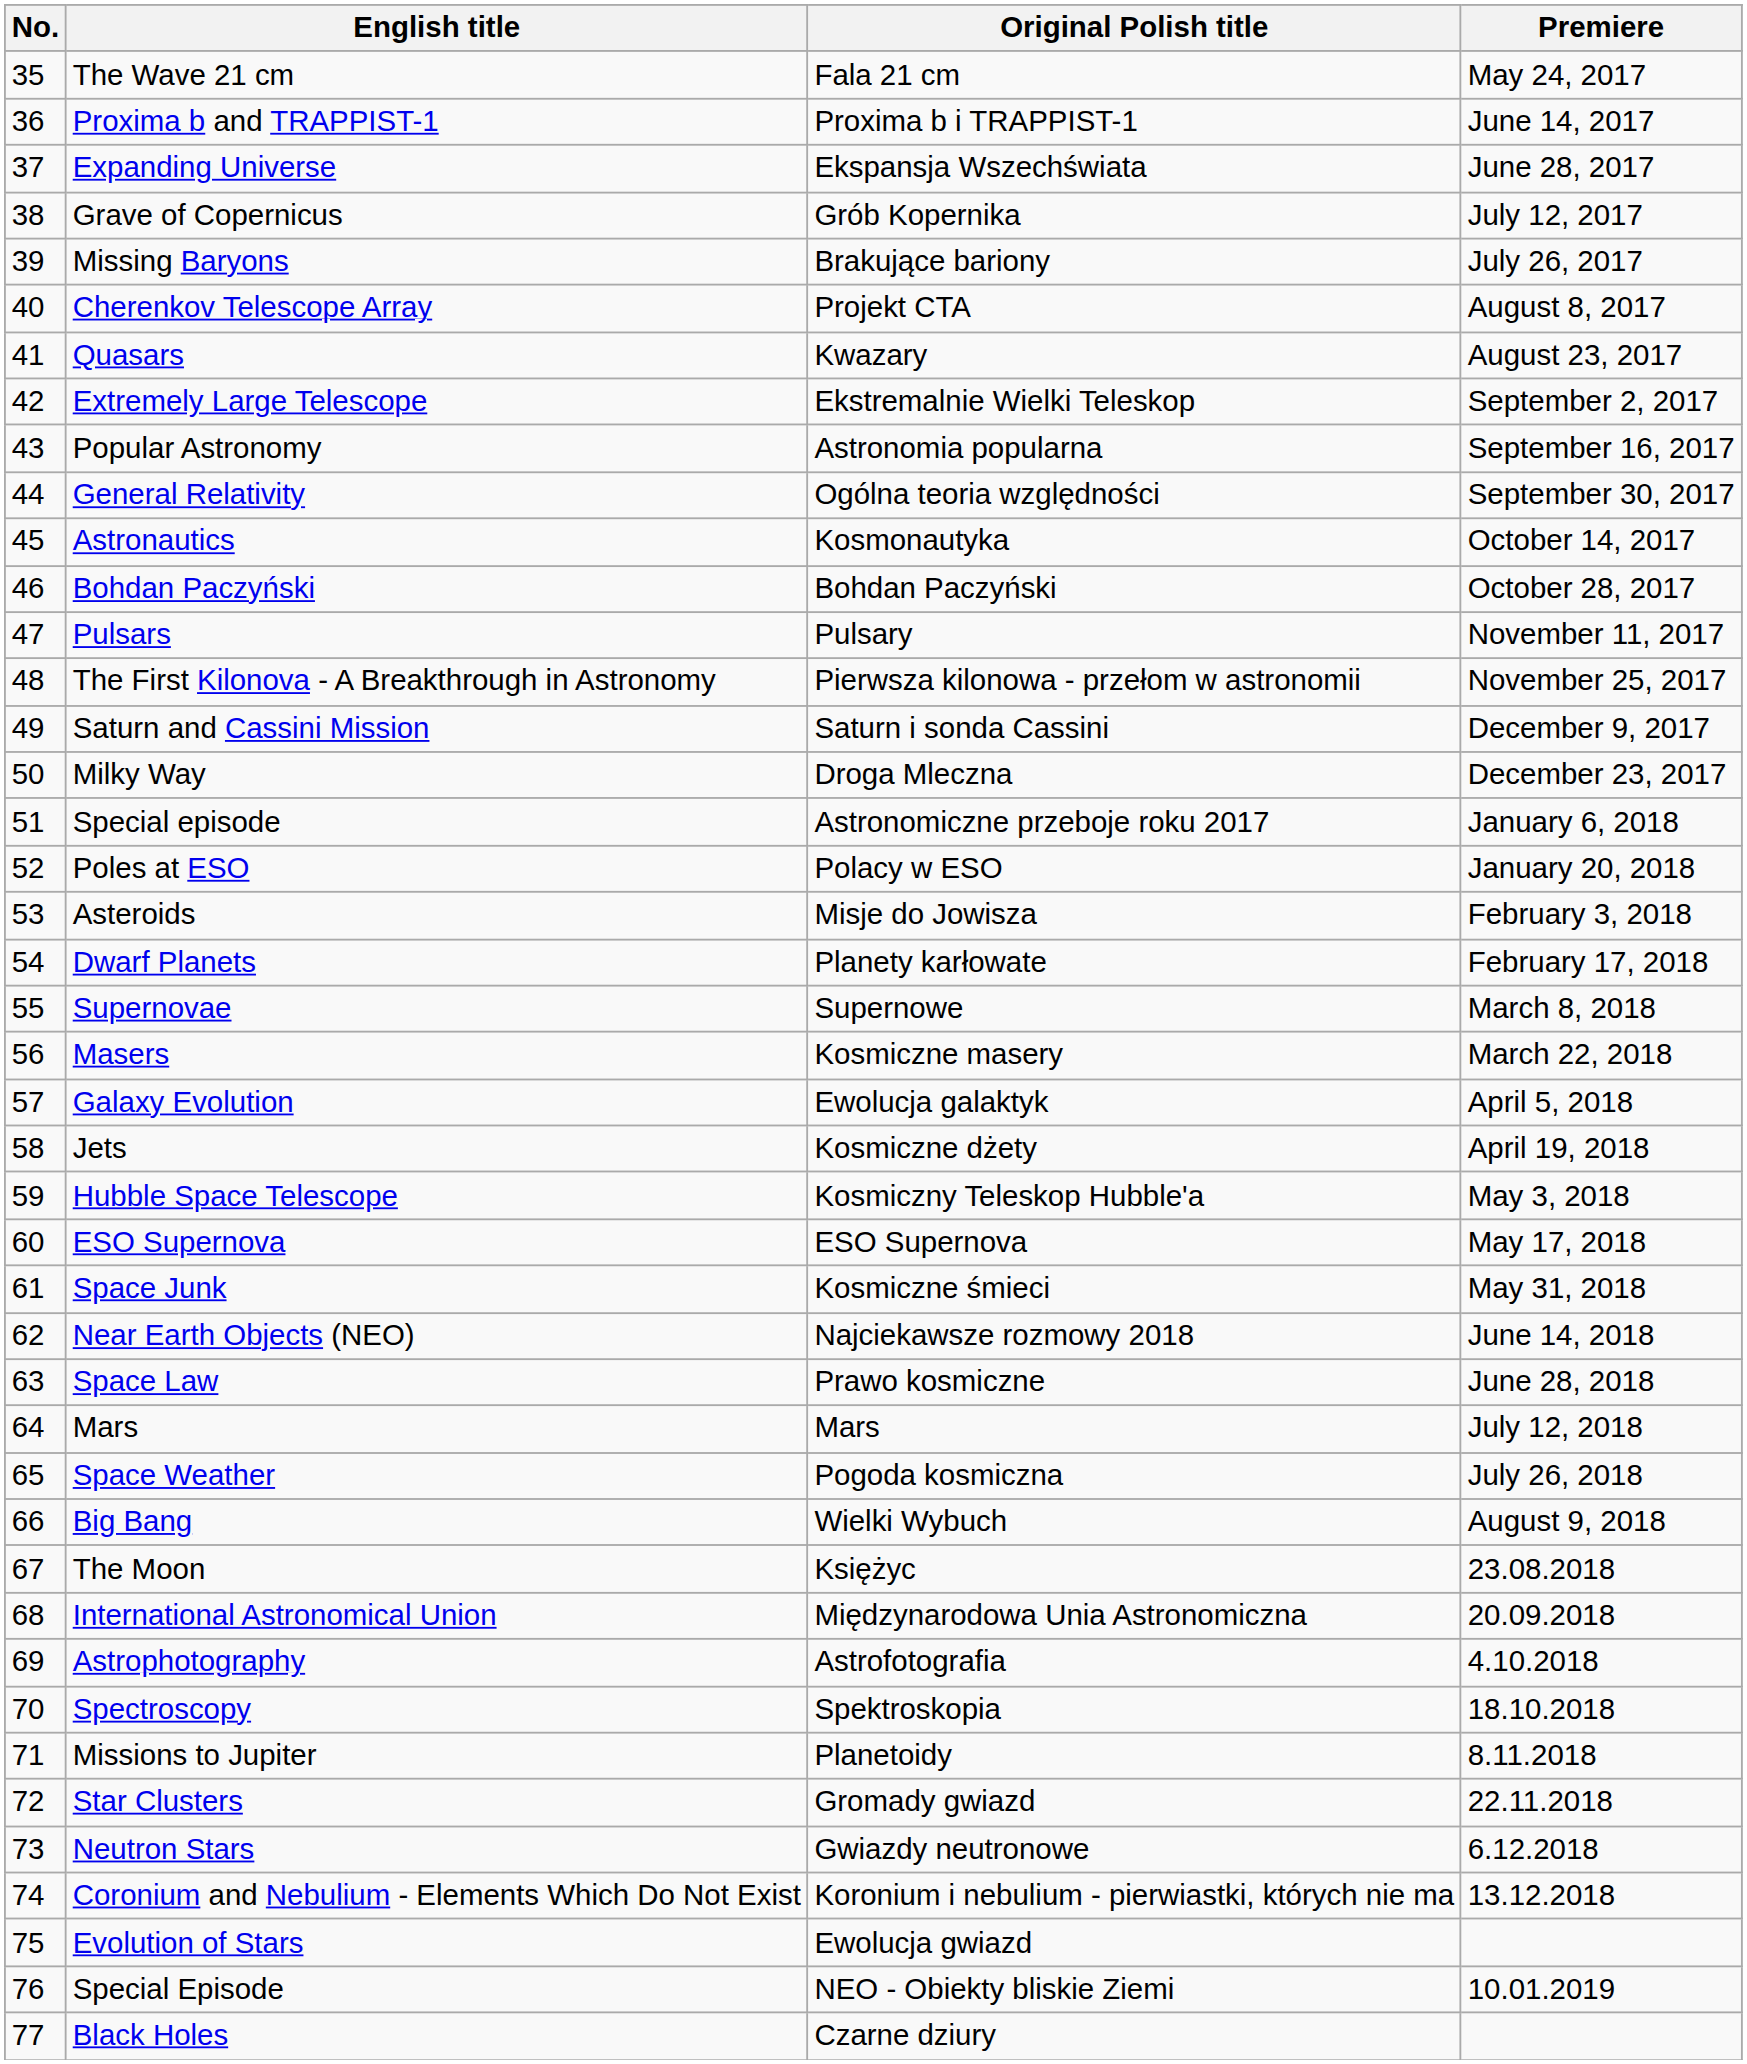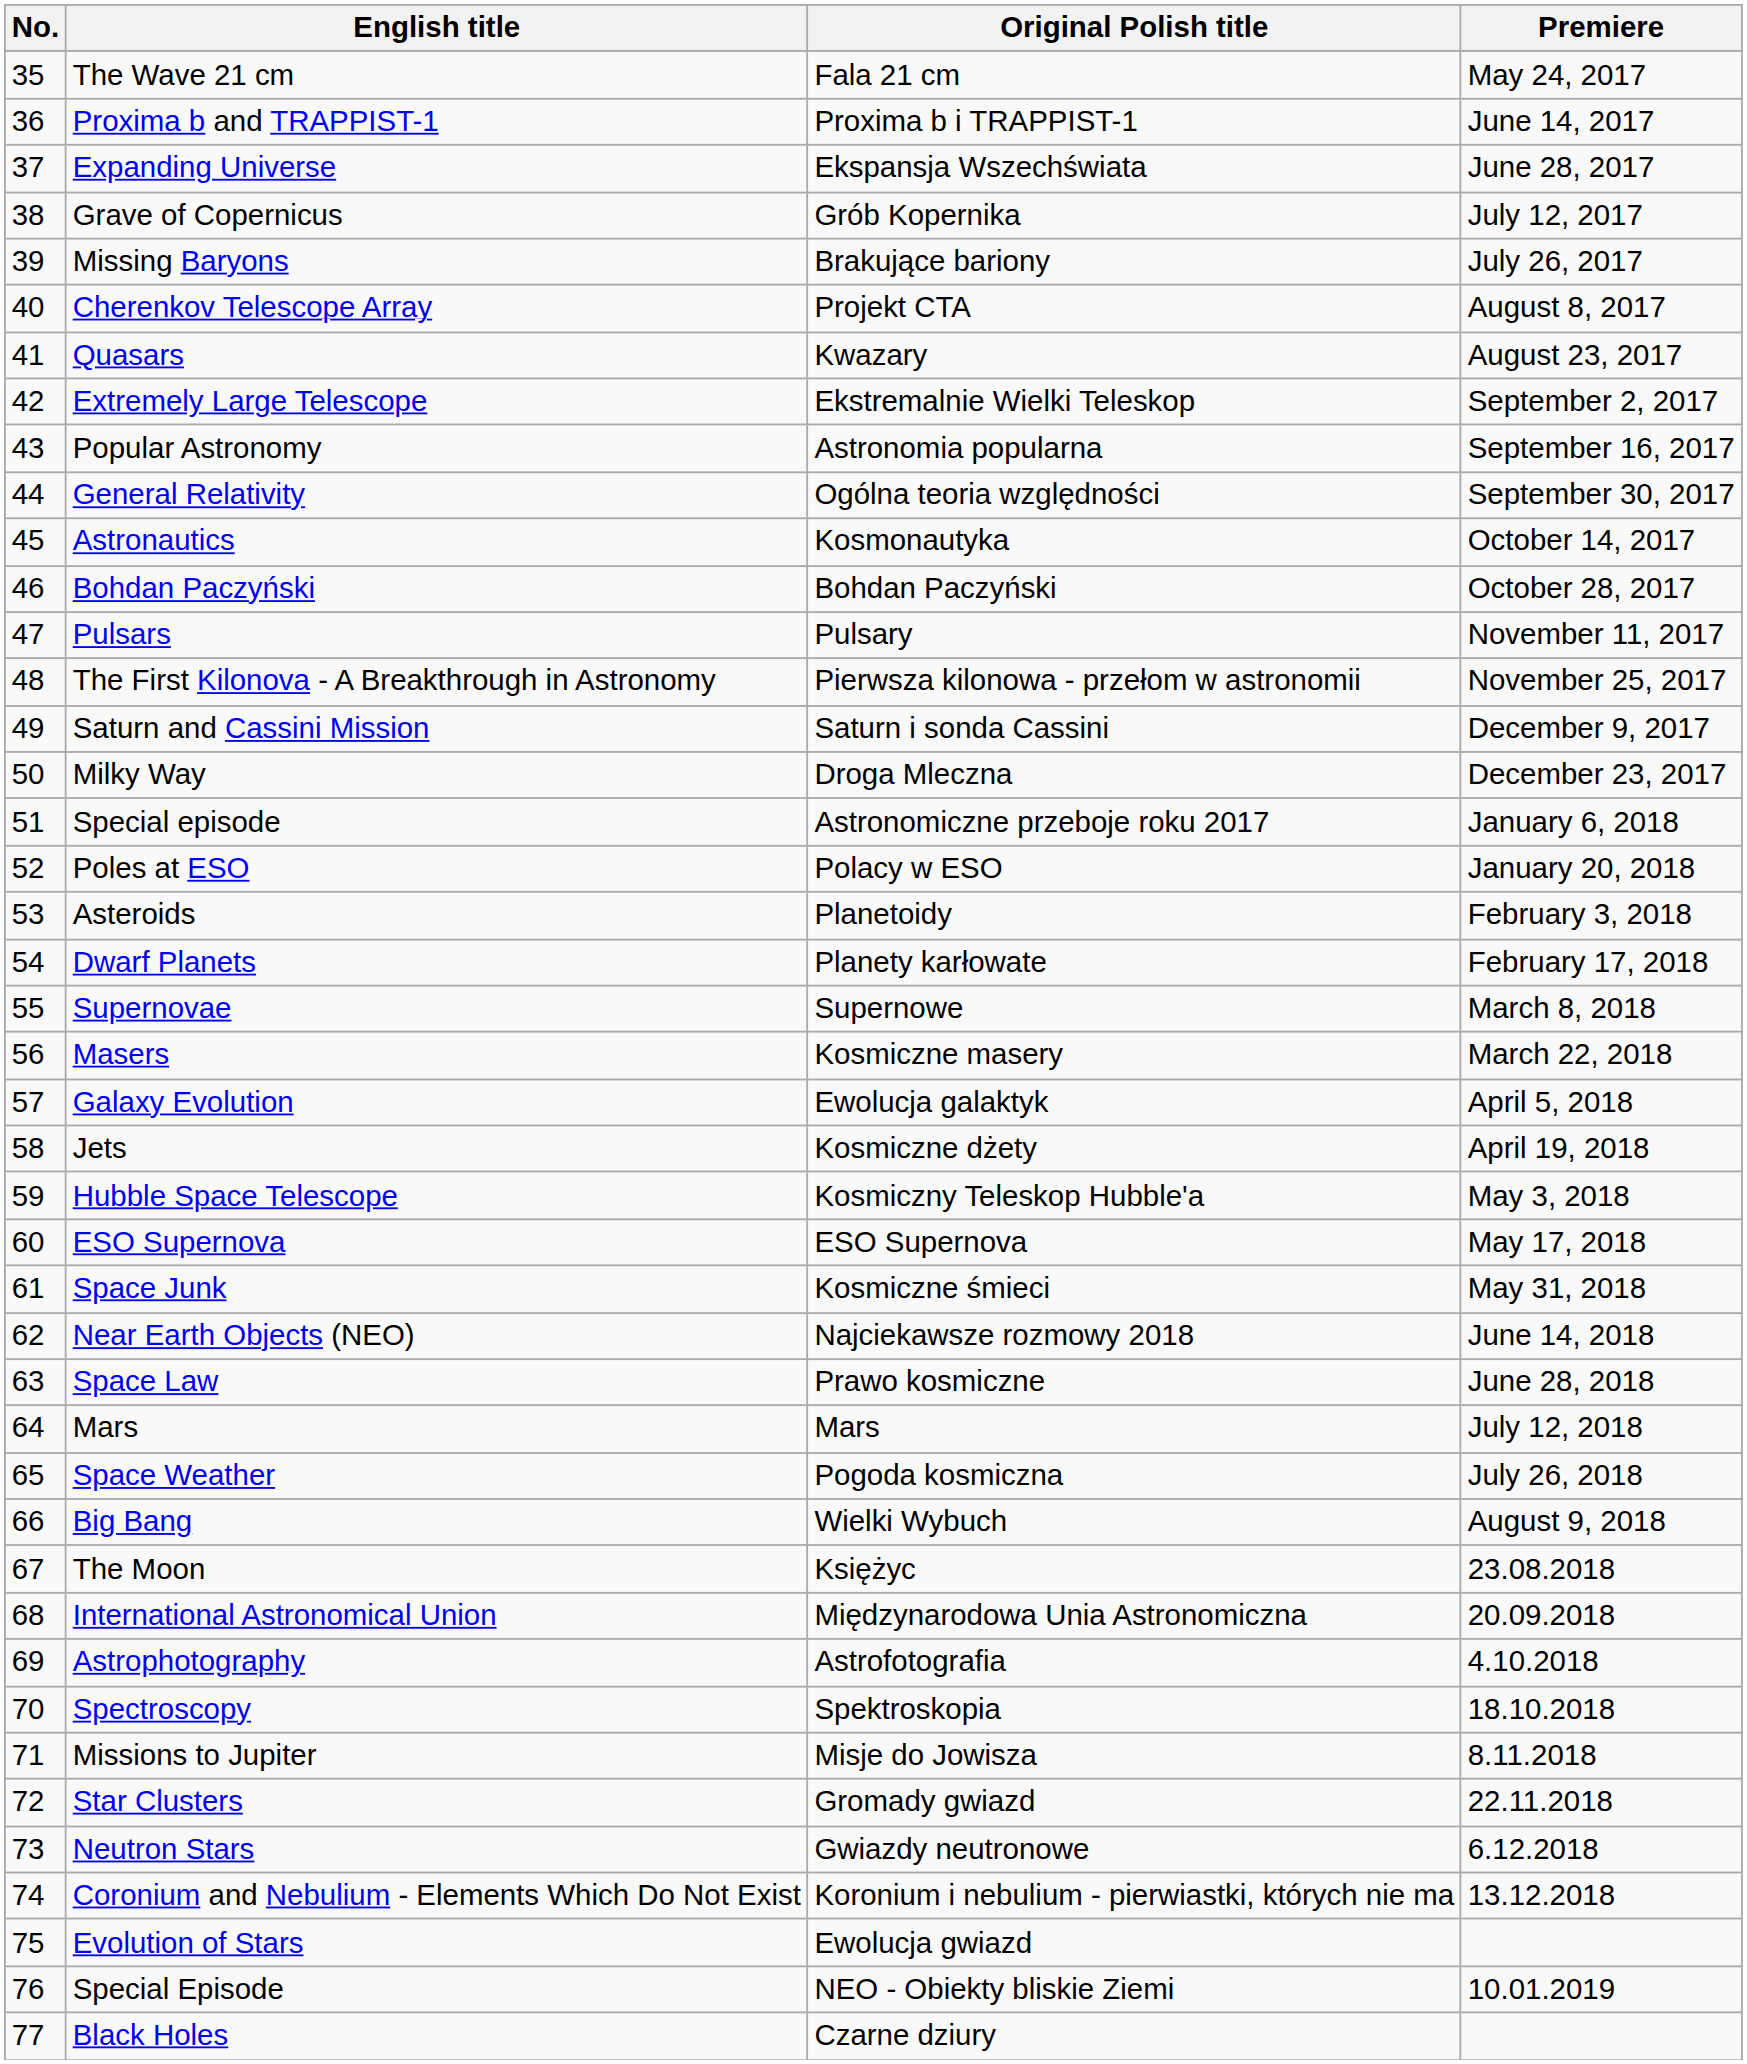(926, 914) Misje do Jowisza -> (883, 914) Planetoidy
(883, 1755) Planetoidy -> (926, 1755) Misje do Jowisza
